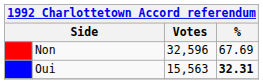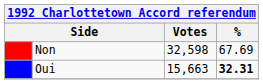(188, 51) 32,596 -> (188, 51) 32,598
(188, 70) 15,563 -> (188, 70) 15,663
